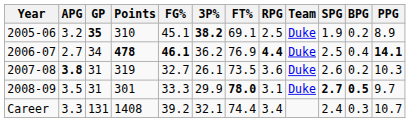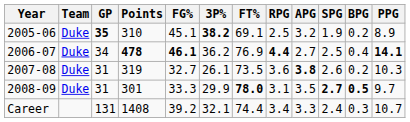columns swapped: (302, 14) <-> (72, 14)
